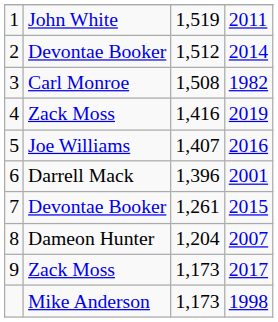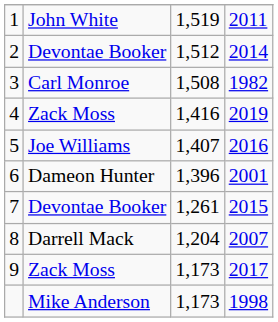(81, 176) Darrell Mack -> (91, 176) Dameon Hunter
(91, 238) Dameon Hunter -> (81, 238) Darrell Mack
